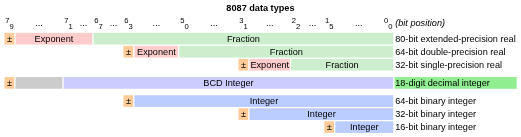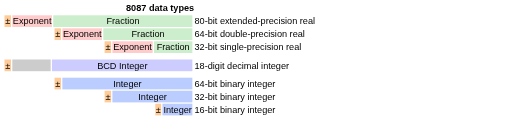- row: (69, 23)
(442, 83) lightgreen background -> (242, 65) no background
